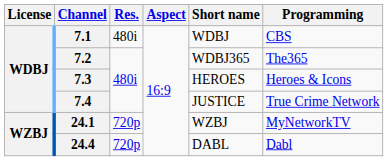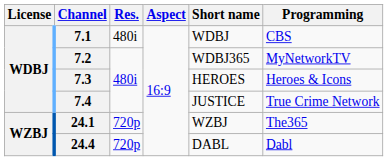(287, 58) The365 -> (308, 58) MyNetworkTV
(308, 123) MyNetworkTV -> (287, 123) The365
